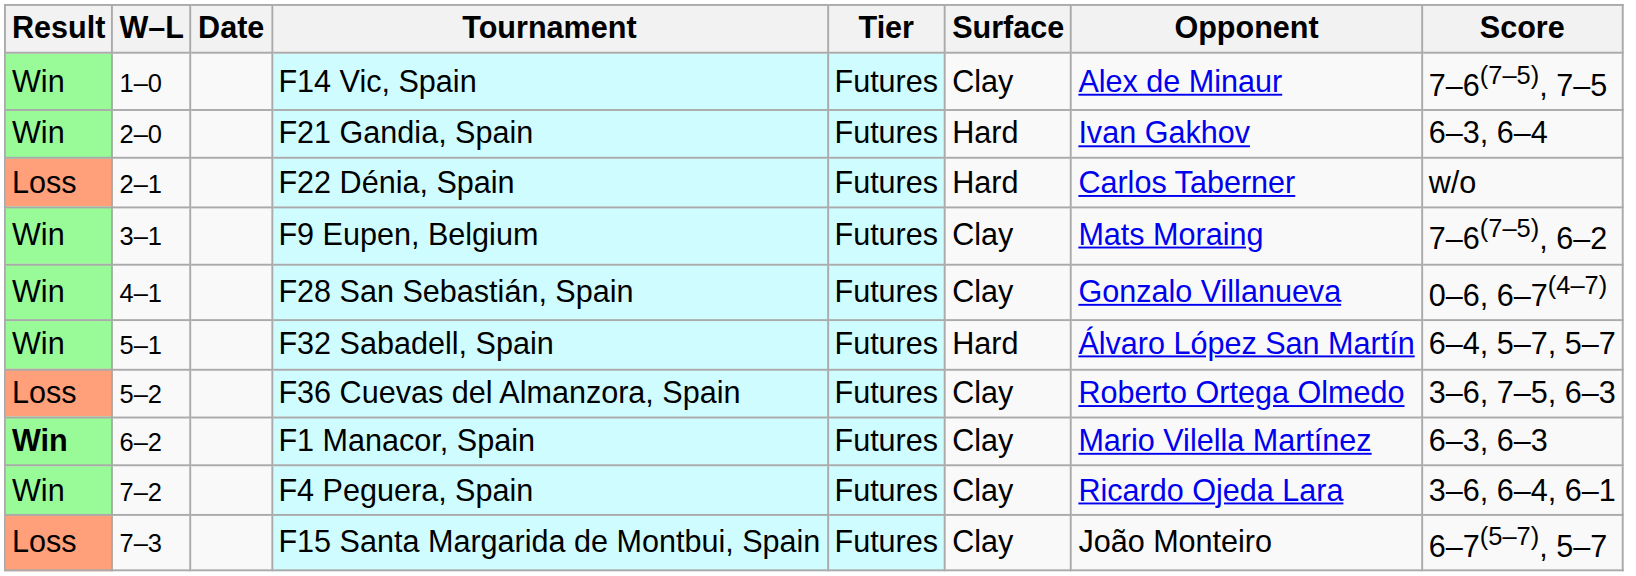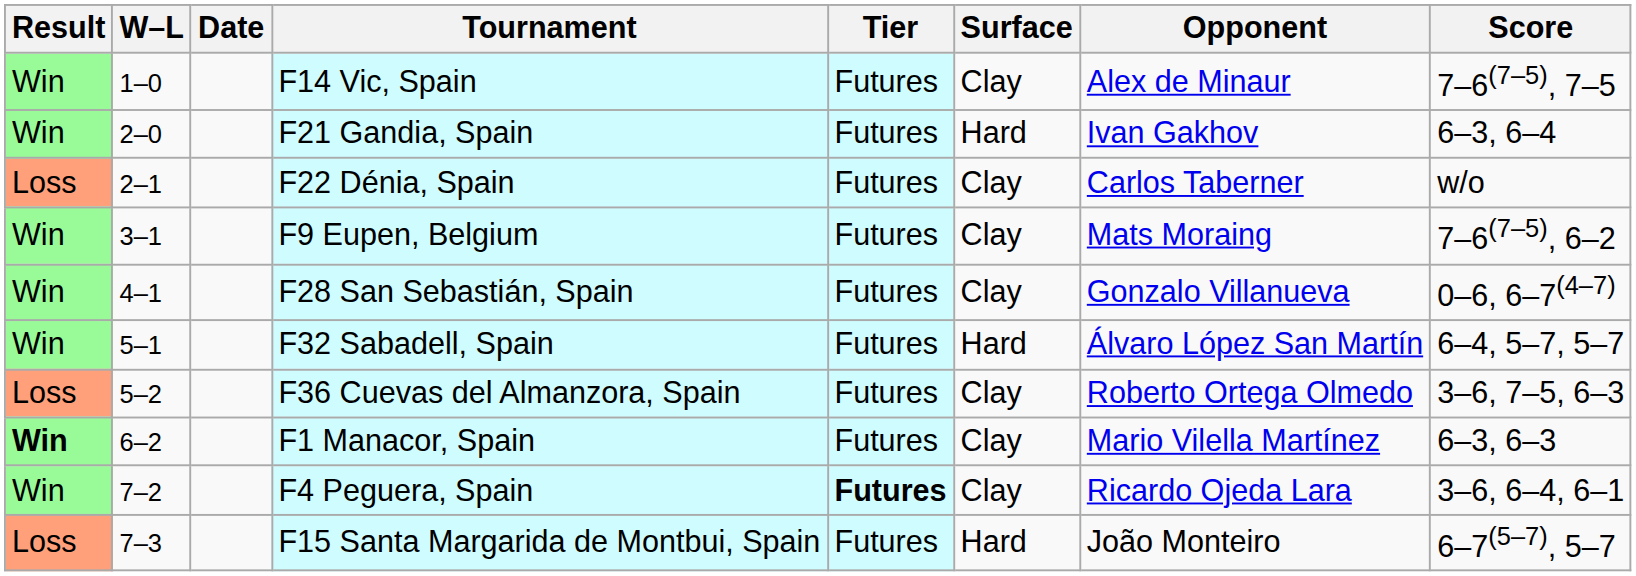(985, 182) Hard -> (991, 182) Clay
(886, 489) normal -> (890, 489) bold
(983, 542) Clay -> (994, 542) Hard
